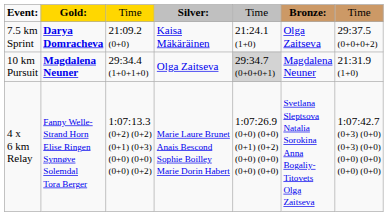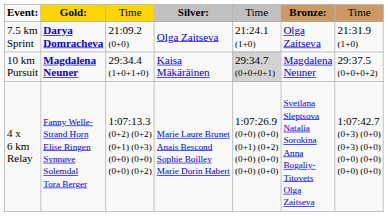(183, 36) Kaisa Mäkäräinen -> (188, 36) Olga Zaitseva
(358, 36) 29:37.5 (0+0+0+2) -> (354, 36) 21:31.9 (1+0)
(188, 66) Olga Zaitseva -> (183, 66) Kaisa Mäkäräinen
(354, 66) 21:31.9 (1+0) -> (358, 66) 29:37.5 (0+0+0+2)
